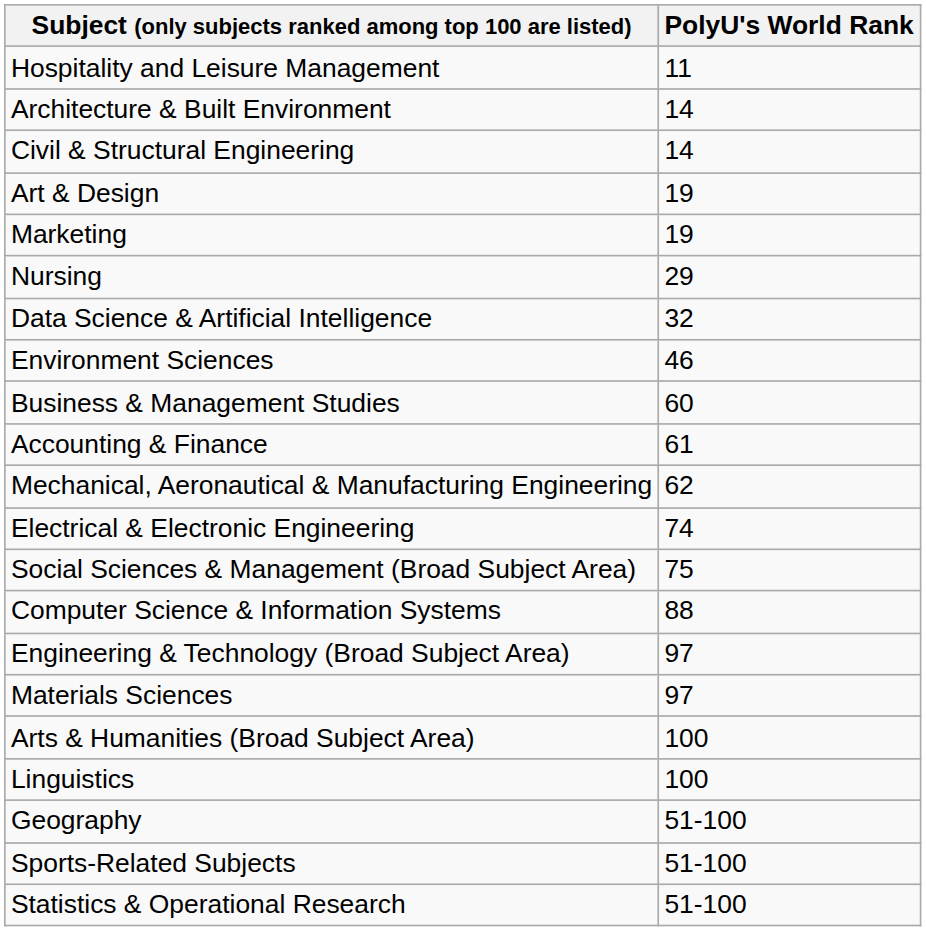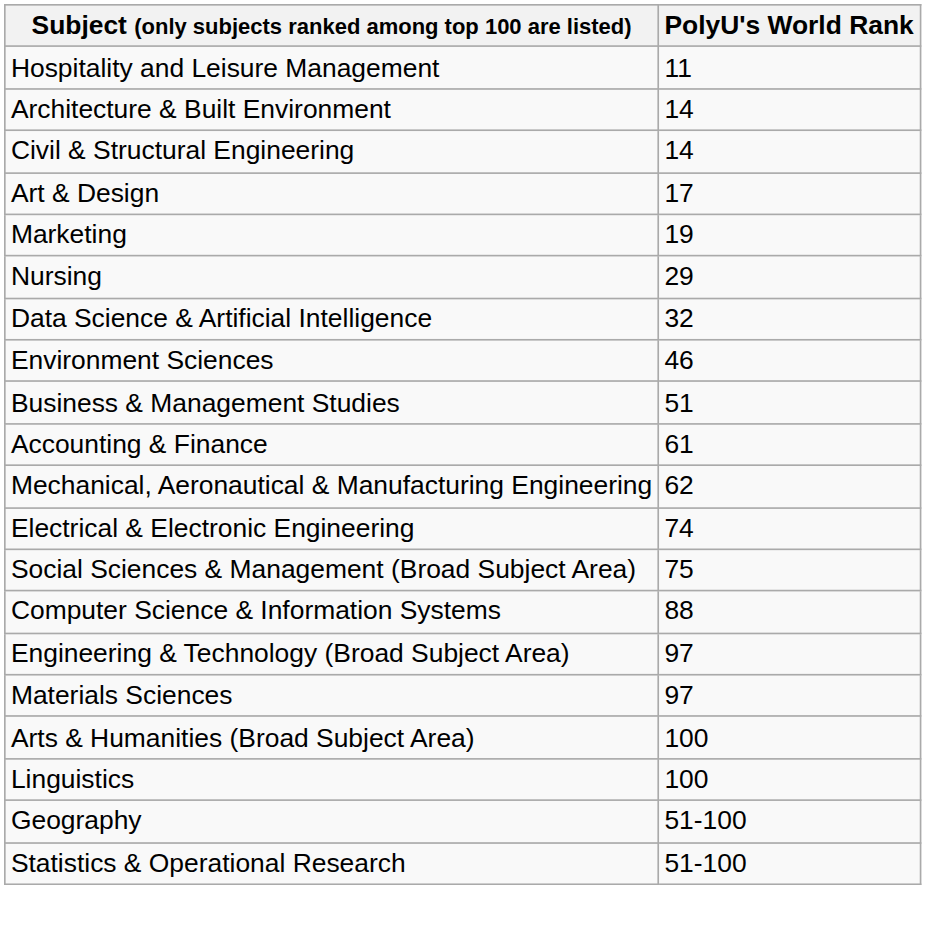(679, 192) 19 -> (679, 192) 17
(679, 402) 60 -> (679, 402) 51
- row: (153, 862)
